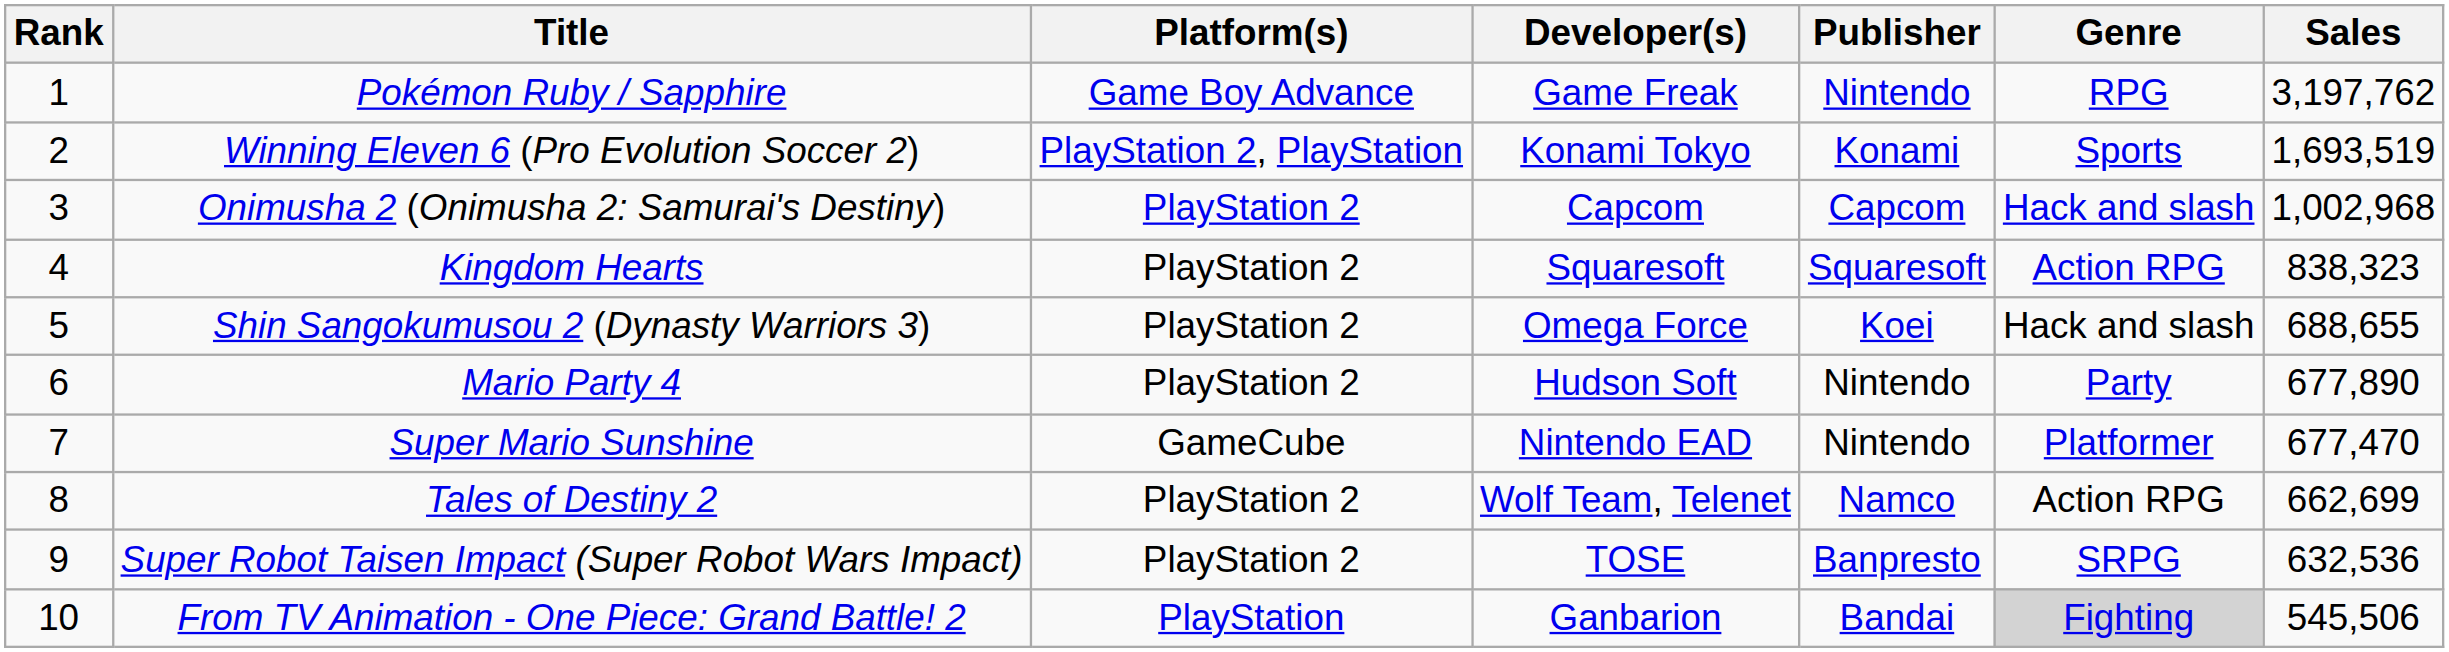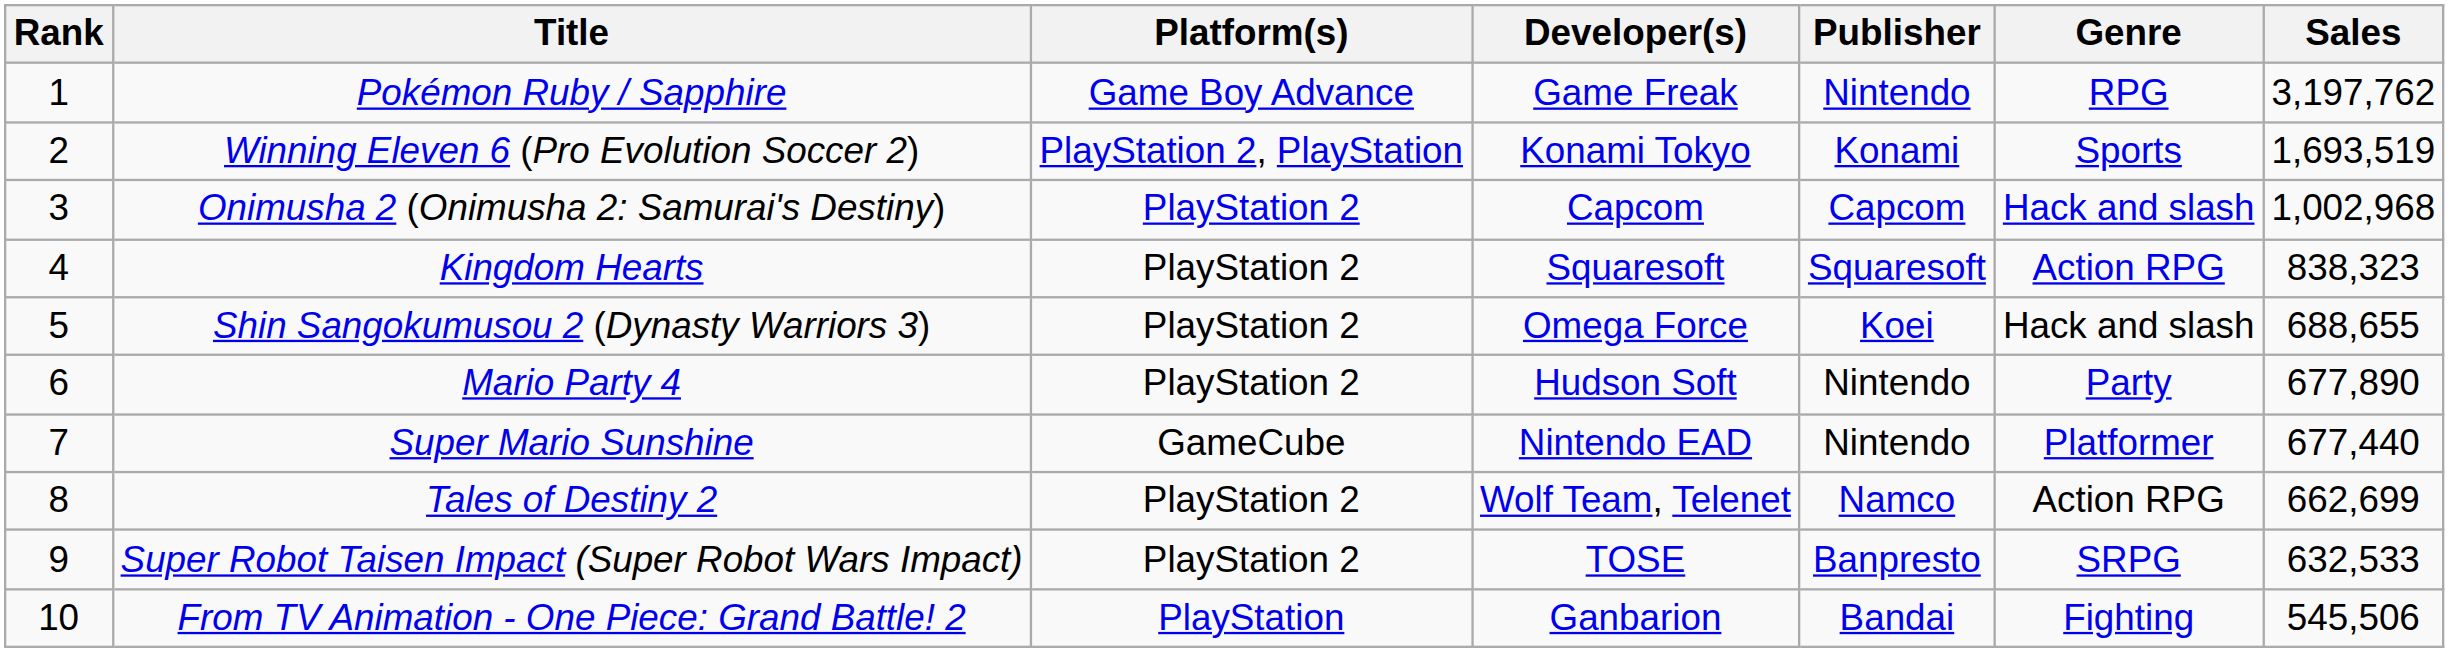(2353, 442) 677,470 -> (2353, 442) 677,440
(2353, 558) 632,536 -> (2353, 558) 632,533
(2129, 617) lightgrey background -> (2129, 617) no background
